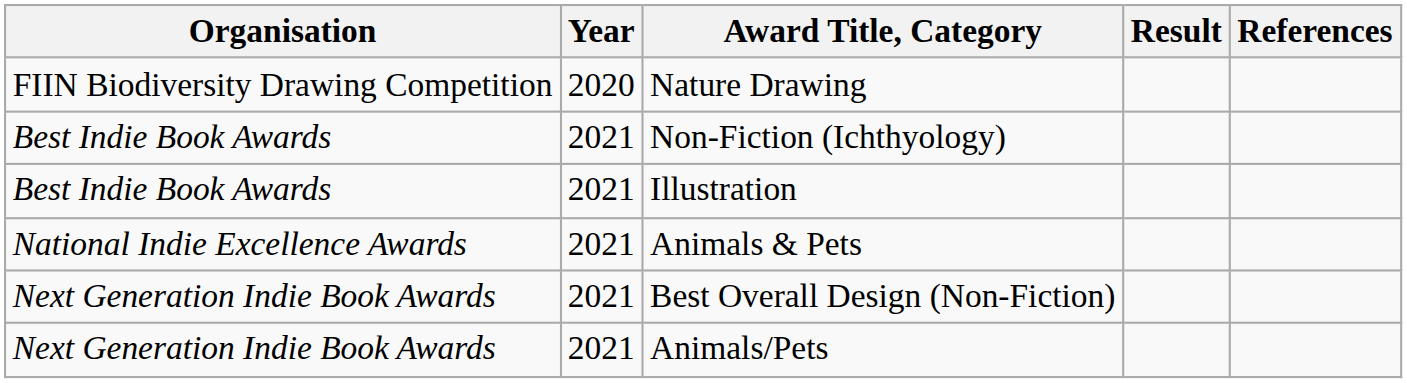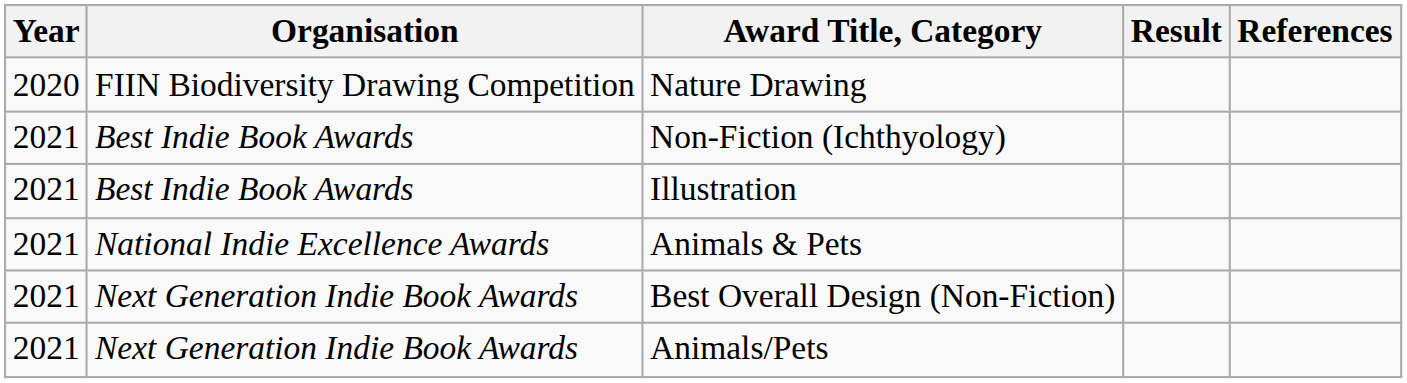columns swapped: (601, 31) <-> (283, 31)
